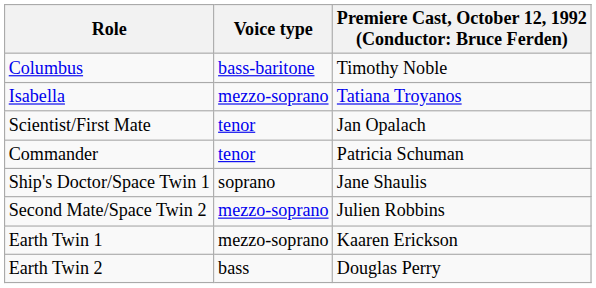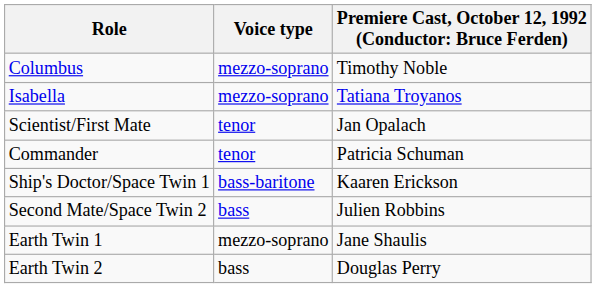(266, 67) bass-baritone -> (273, 67) mezzo-soprano
(247, 182) soprano -> (266, 182) bass-baritone
(382, 182) Jane Shaulis -> (397, 182) Kaaren Erickson
(273, 211) mezzo-soprano -> (234, 211) bass
(397, 239) Kaaren Erickson -> (382, 239) Jane Shaulis
